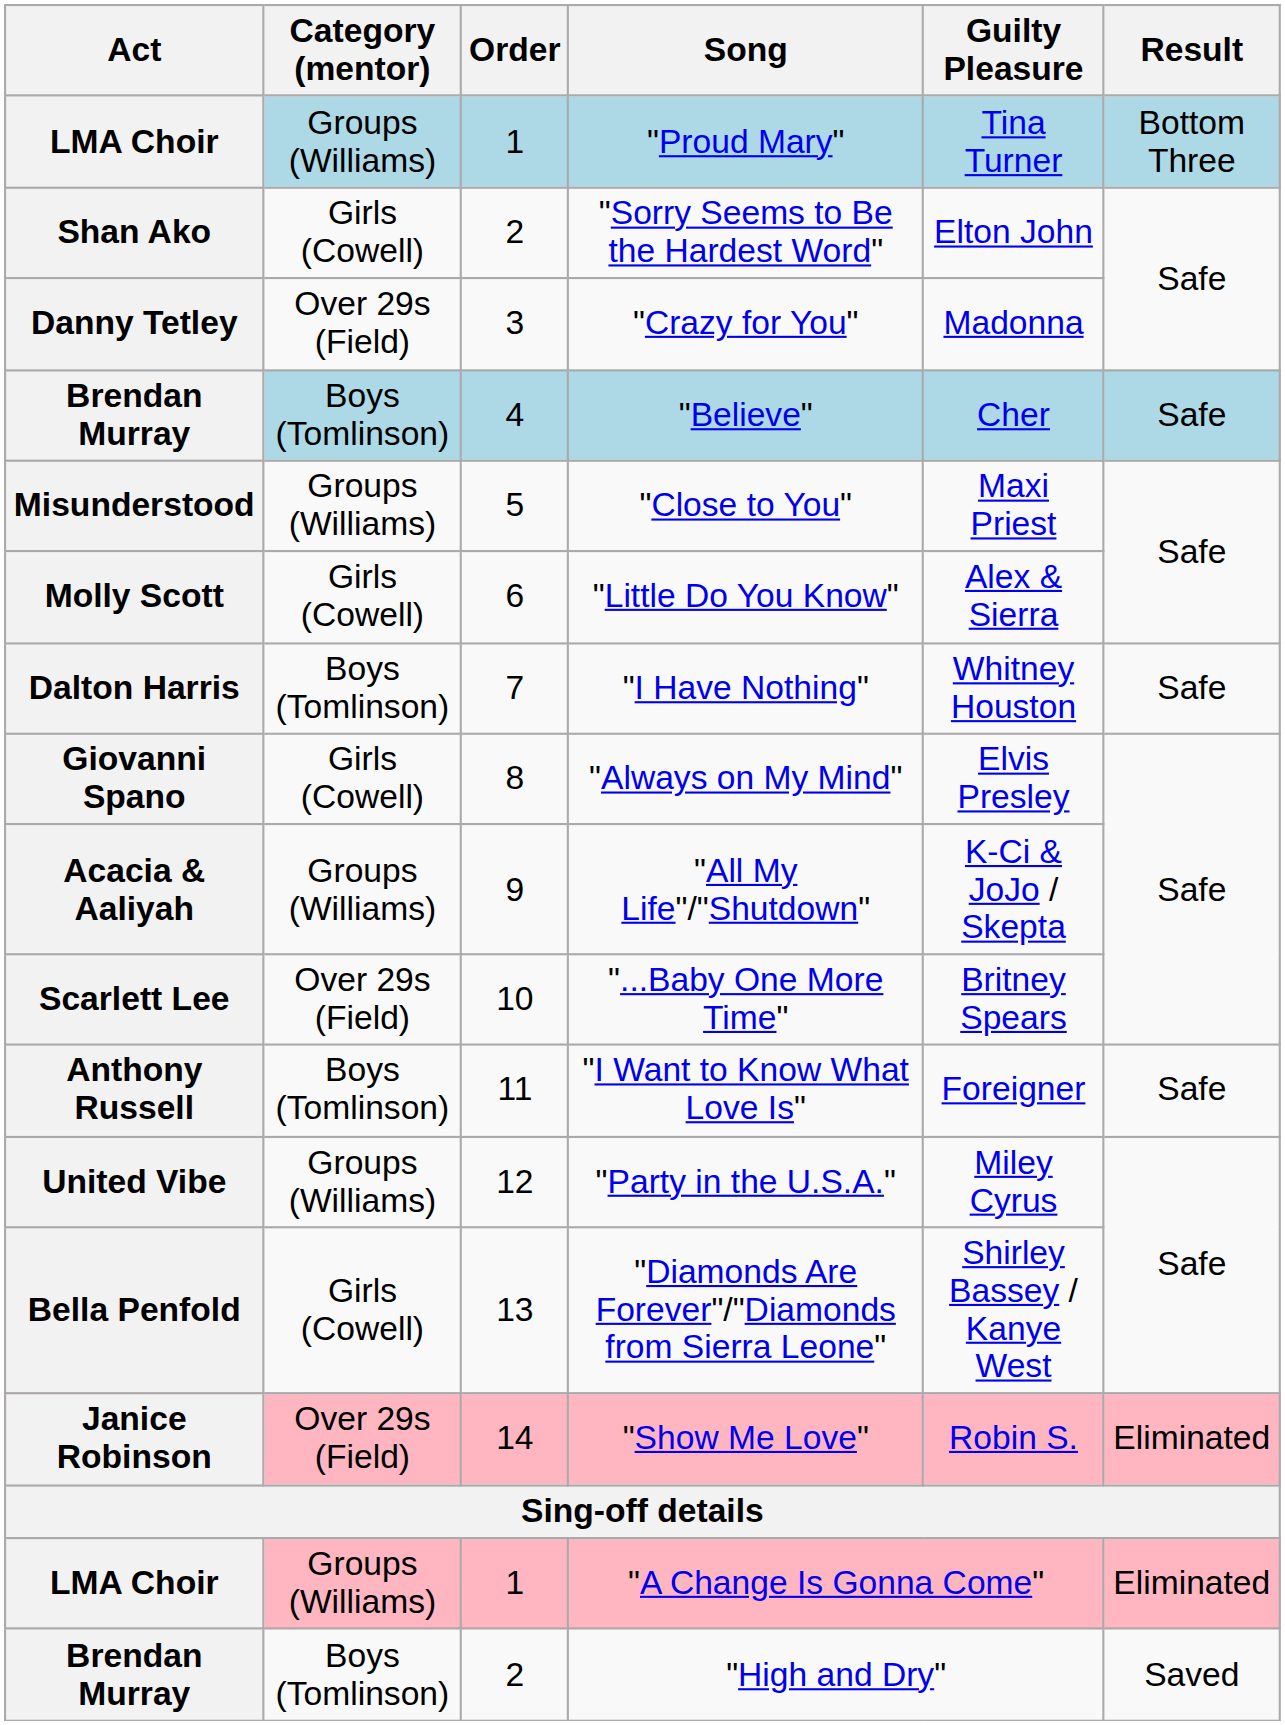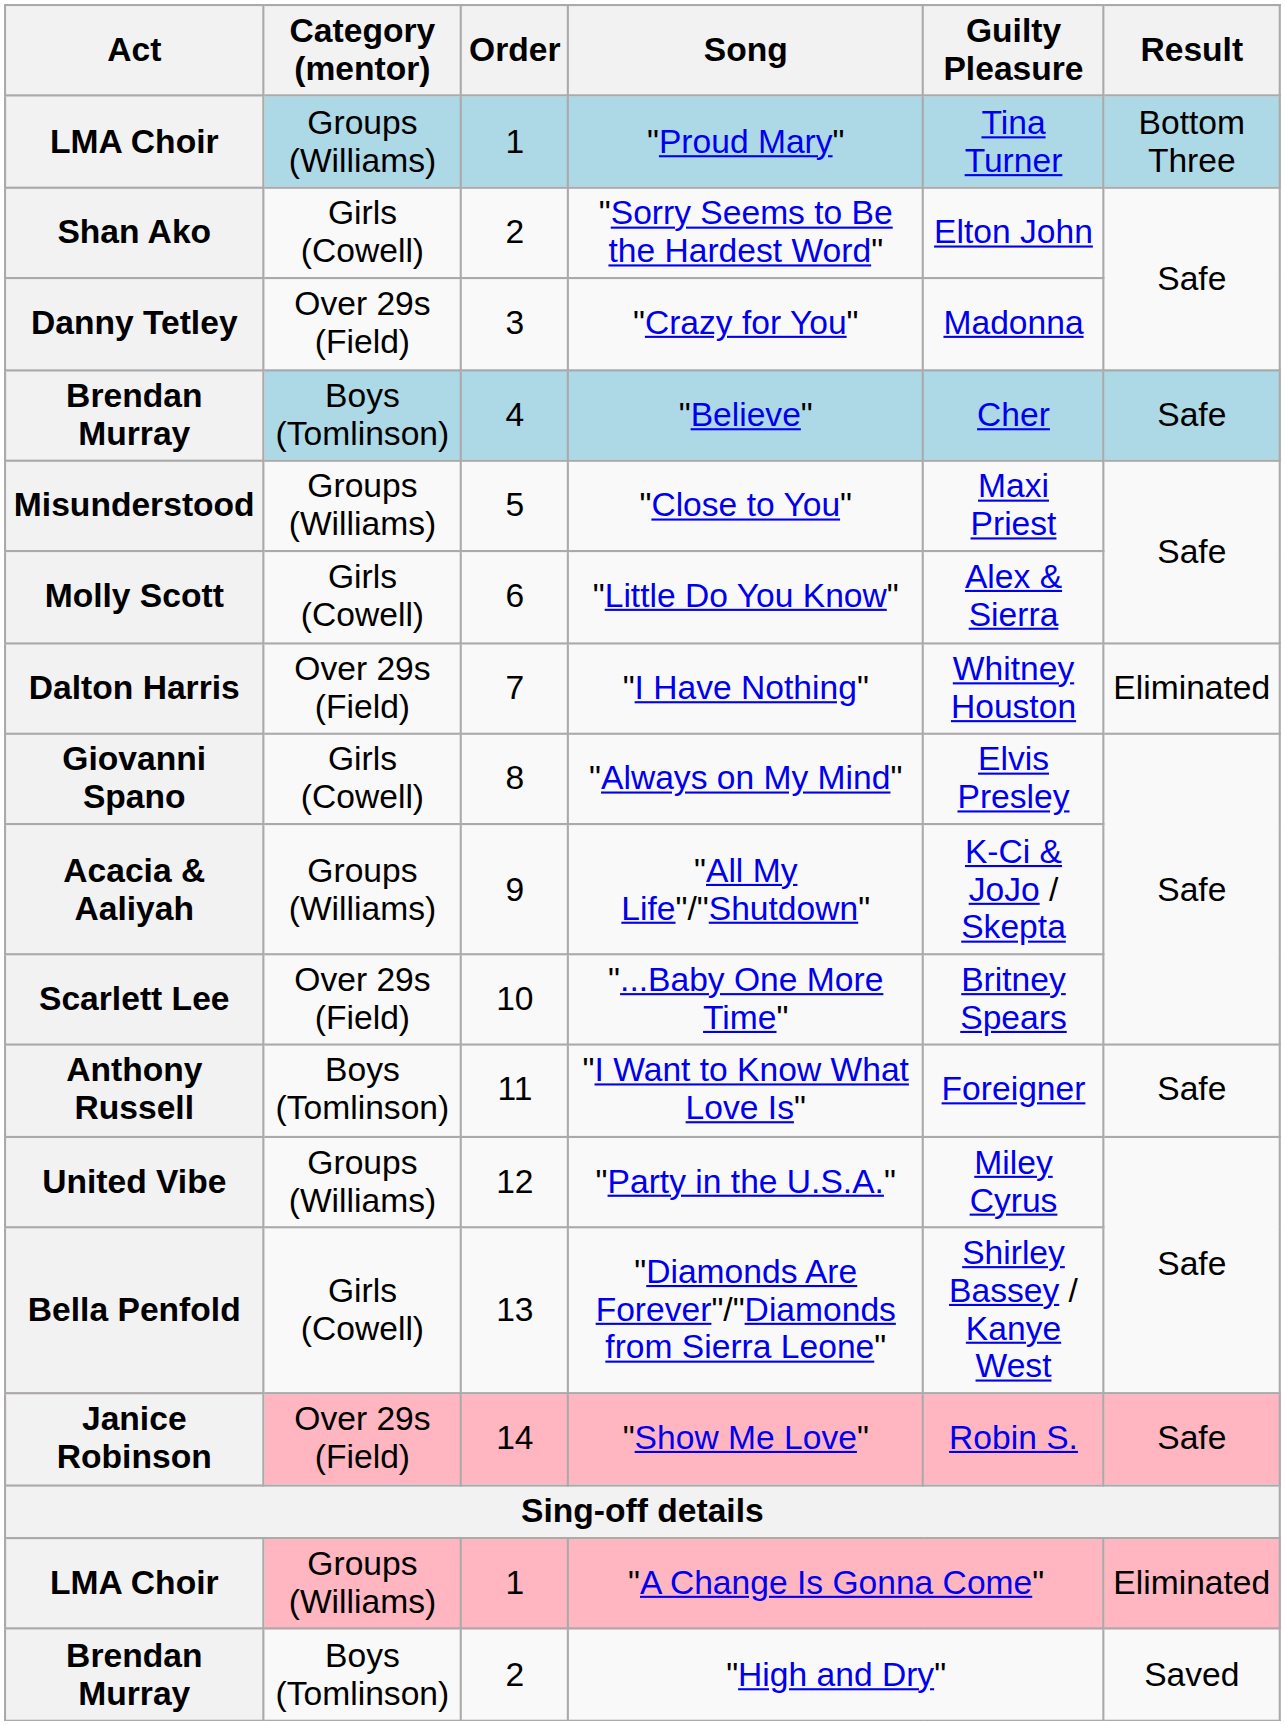(362, 687) Boys (Tomlinson) -> (362, 687) Over 29s (Field)
(1192, 687) Safe -> (1192, 687) Eliminated
(1192, 1438) Eliminated -> (1192, 1438) Safe
